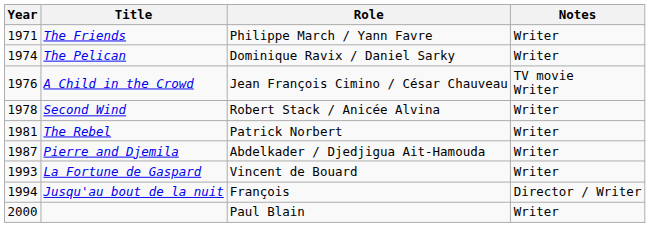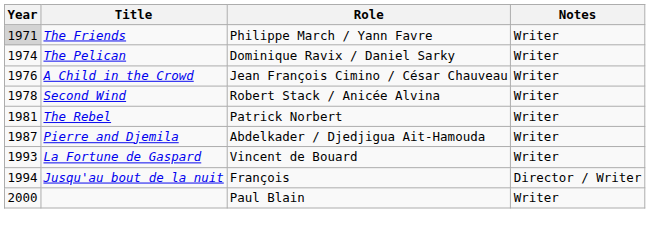(22, 35) no background -> (22, 35) lightgrey background
(544, 83) TV movie Writer -> (536, 76) Writer
